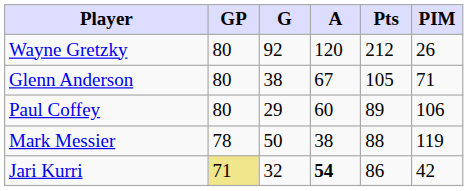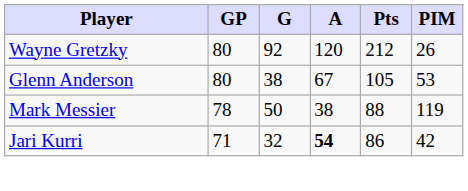(426, 79) 71 -> (426, 79) 53
- row: (55, 110)
(222, 170) khaki background -> (222, 140) no background
